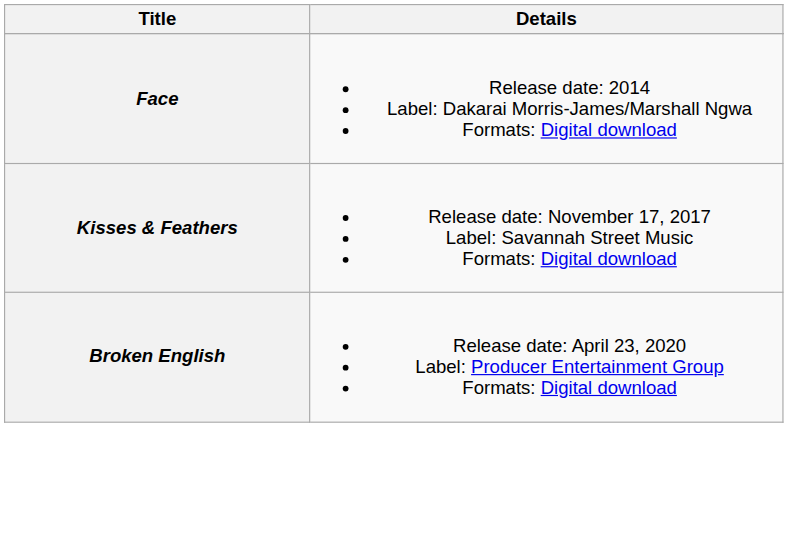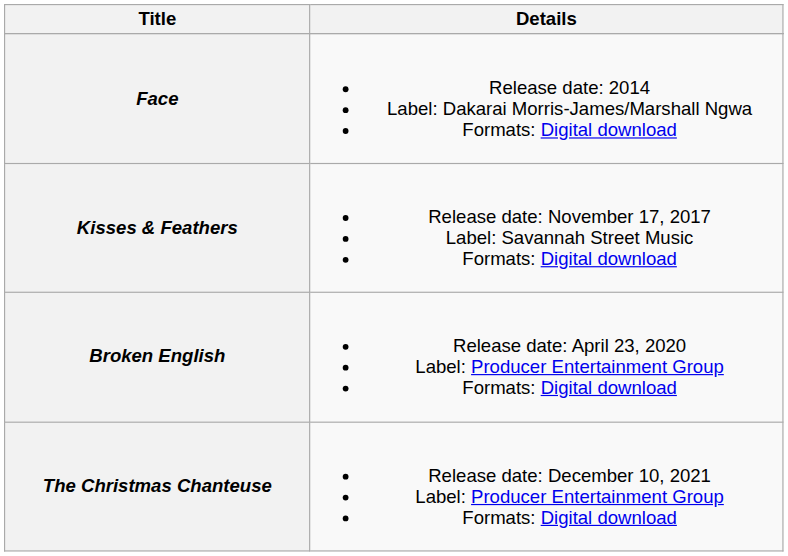+ row: (157, 486)
